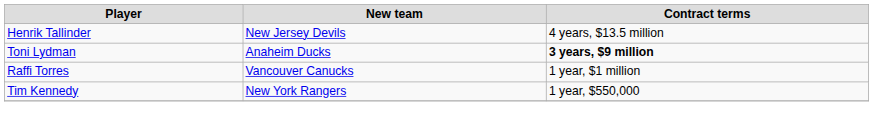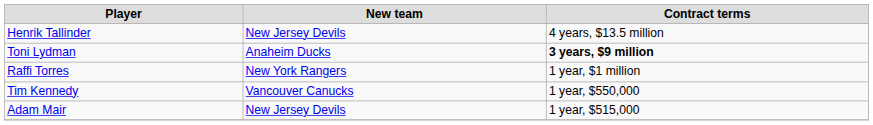(299, 71) Vancouver Canucks -> (296, 71) New York Rangers
(296, 91) New York Rangers -> (299, 91) Vancouver Canucks
+ row: (37, 110)
